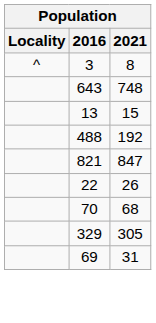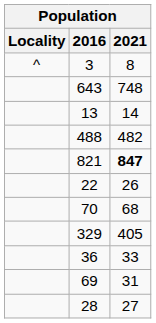(130, 112) 15 -> (130, 112) 14
(130, 137) 192 -> (130, 137) 482
(130, 161) normal -> (130, 161) bold
(130, 233) 305 -> (130, 233) 405
+ row: (89, 257)
+ row: (89, 305)
